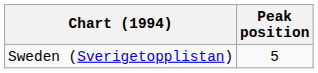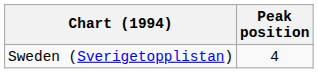(275, 56) 5 -> (275, 56) 4
